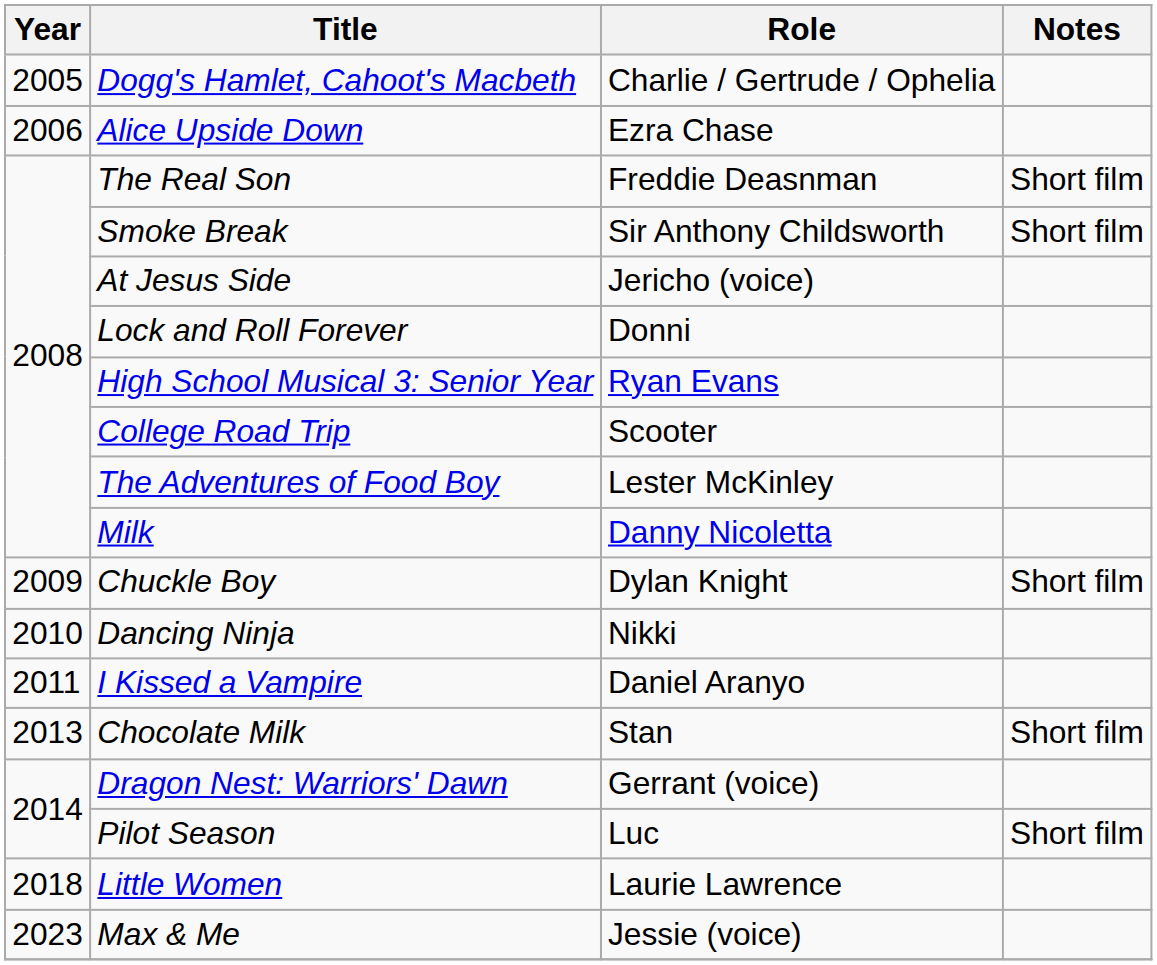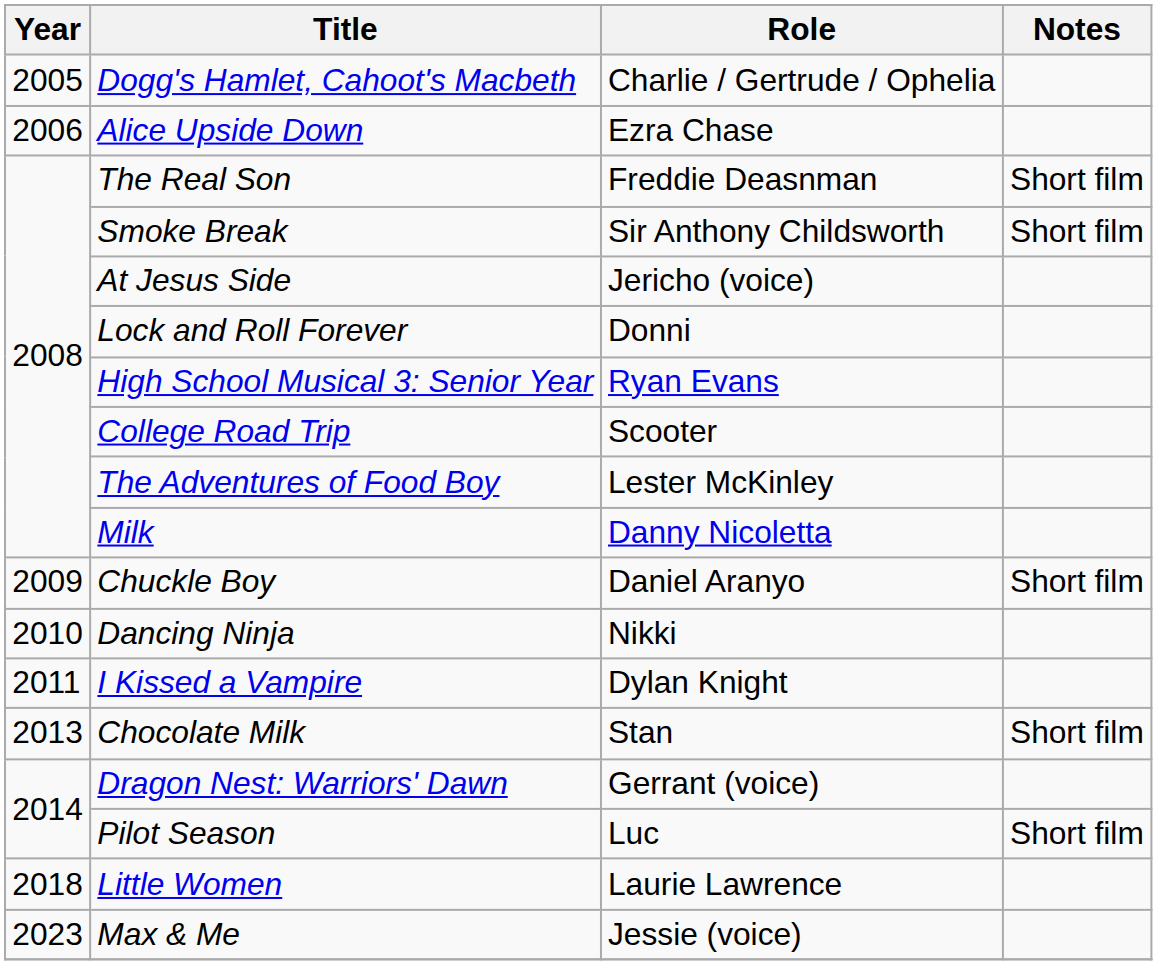(698, 582) Dylan Knight -> (707, 582) Daniel Aranyo
(707, 682) Daniel Aranyo -> (698, 682) Dylan Knight
